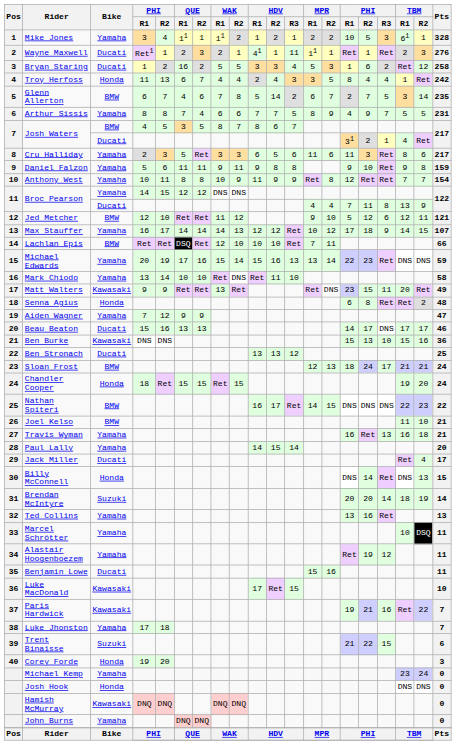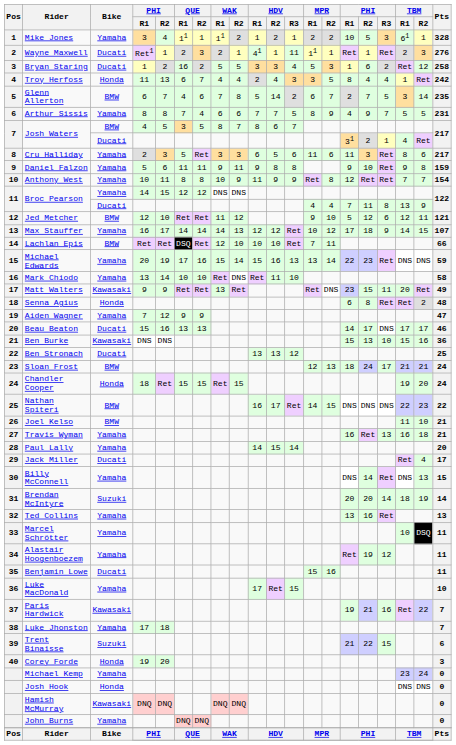(112, 478) Honda -> (112, 478) Yamaha
(112, 589) Kawasaki -> (112, 589) Yamaha
